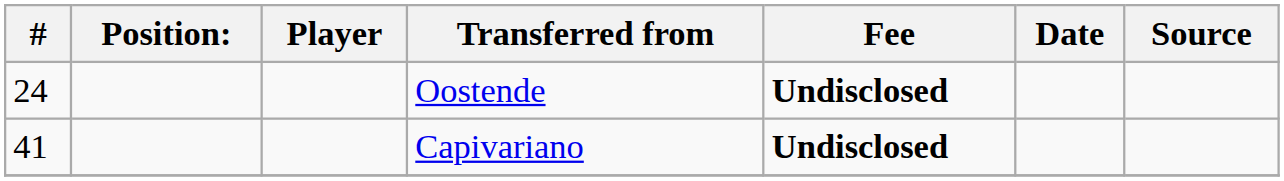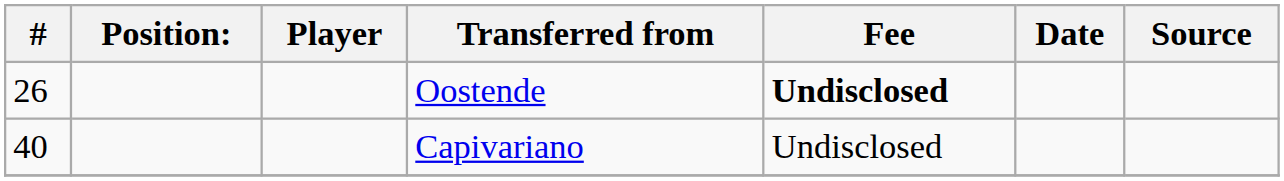(30, 90) 24 -> (30, 90) 26
(30, 146) 41 -> (30, 146) 40
(860, 146) bold -> (857, 146) normal
